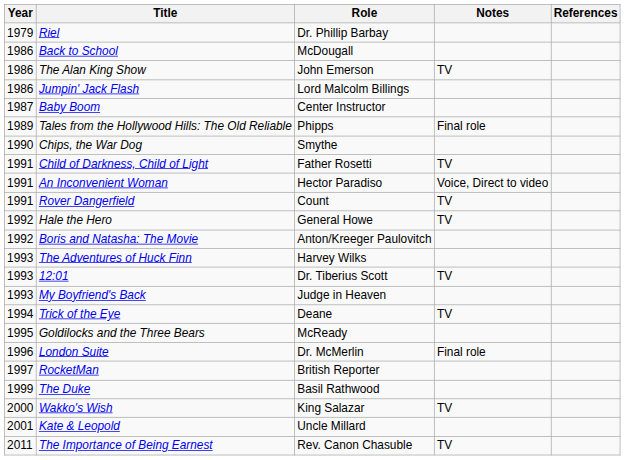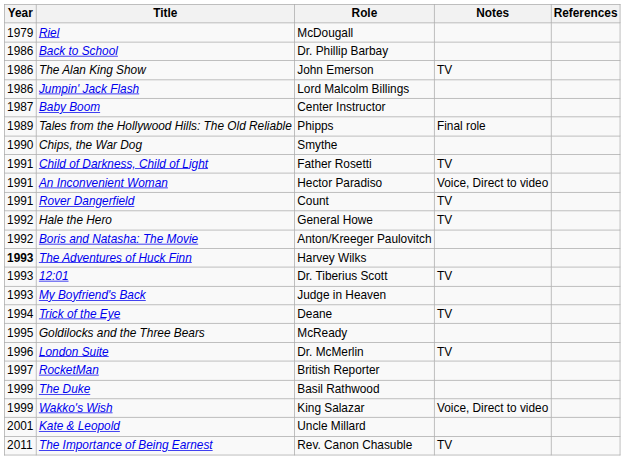(343, 32) Dr. Phillip Barbay -> (325, 32) McDougall
(325, 51) McDougall -> (343, 51) Dr. Phillip Barbay
(20, 257) normal -> (20, 257) bold
(461, 351) Final role -> (445, 351) TV
(20, 408) 2000 -> (20, 408) 1999
(445, 408) TV -> (493, 408) Voice, Direct to video
